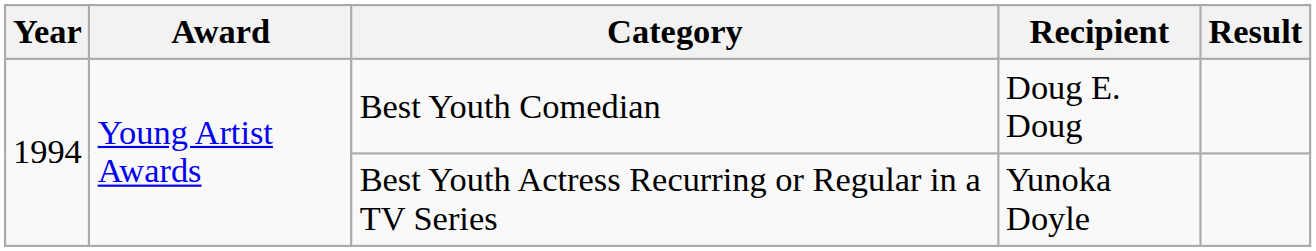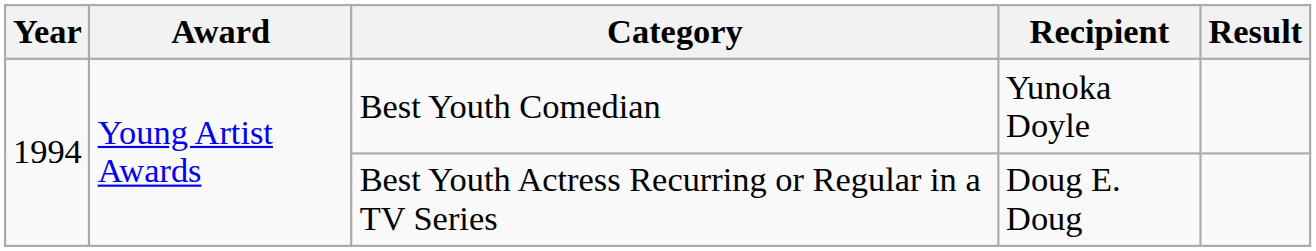(1063, 105) Doug E. Doug -> (1059, 105) Yunoka Doyle
(1059, 198) Yunoka Doyle -> (1063, 198) Doug E. Doug
